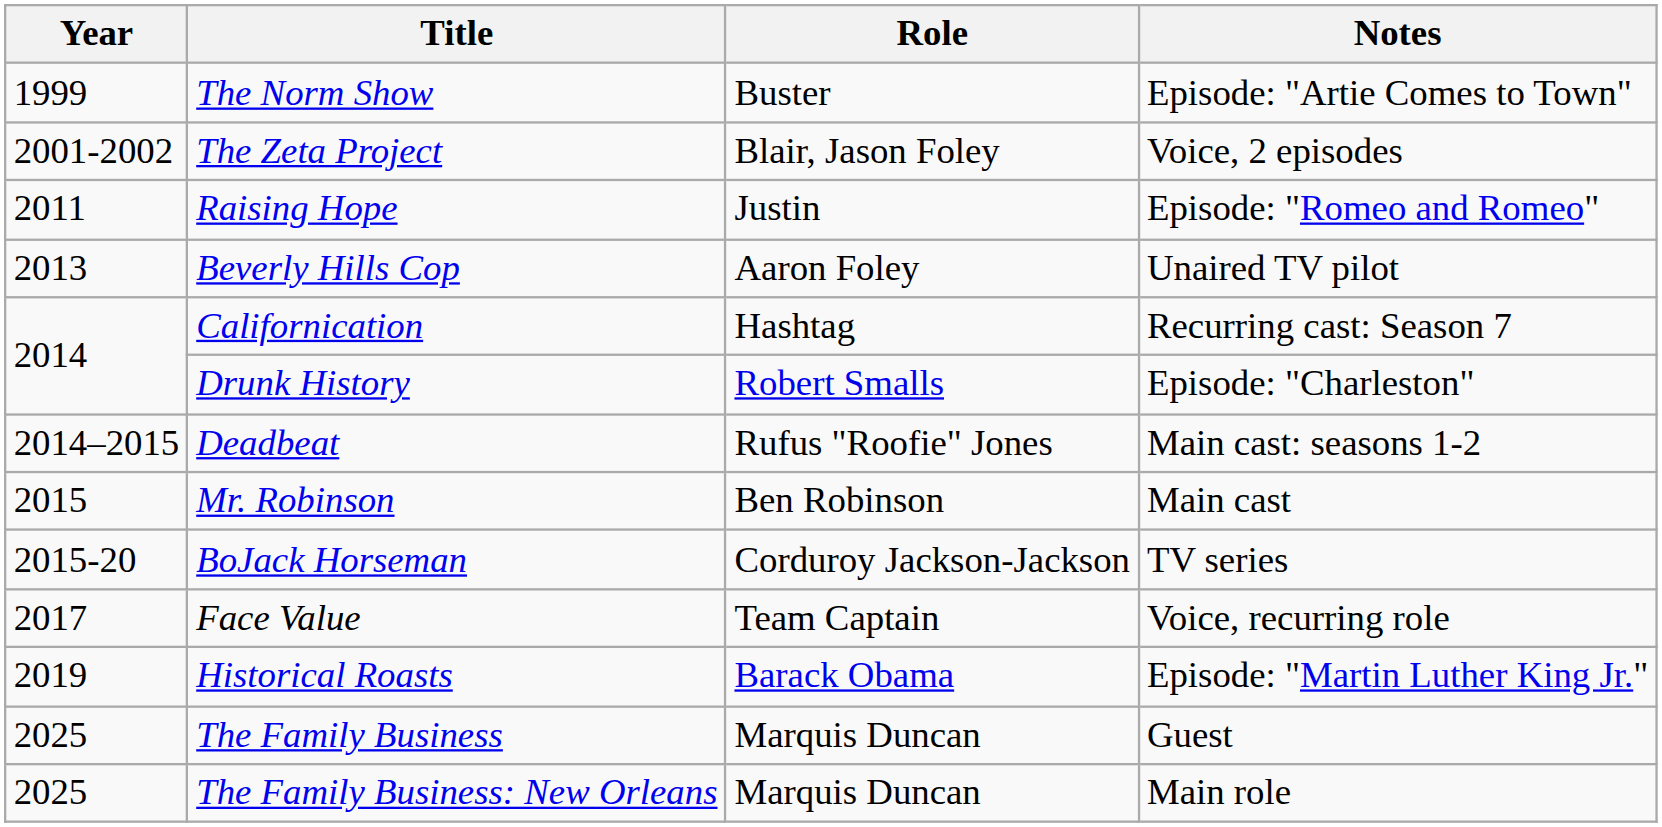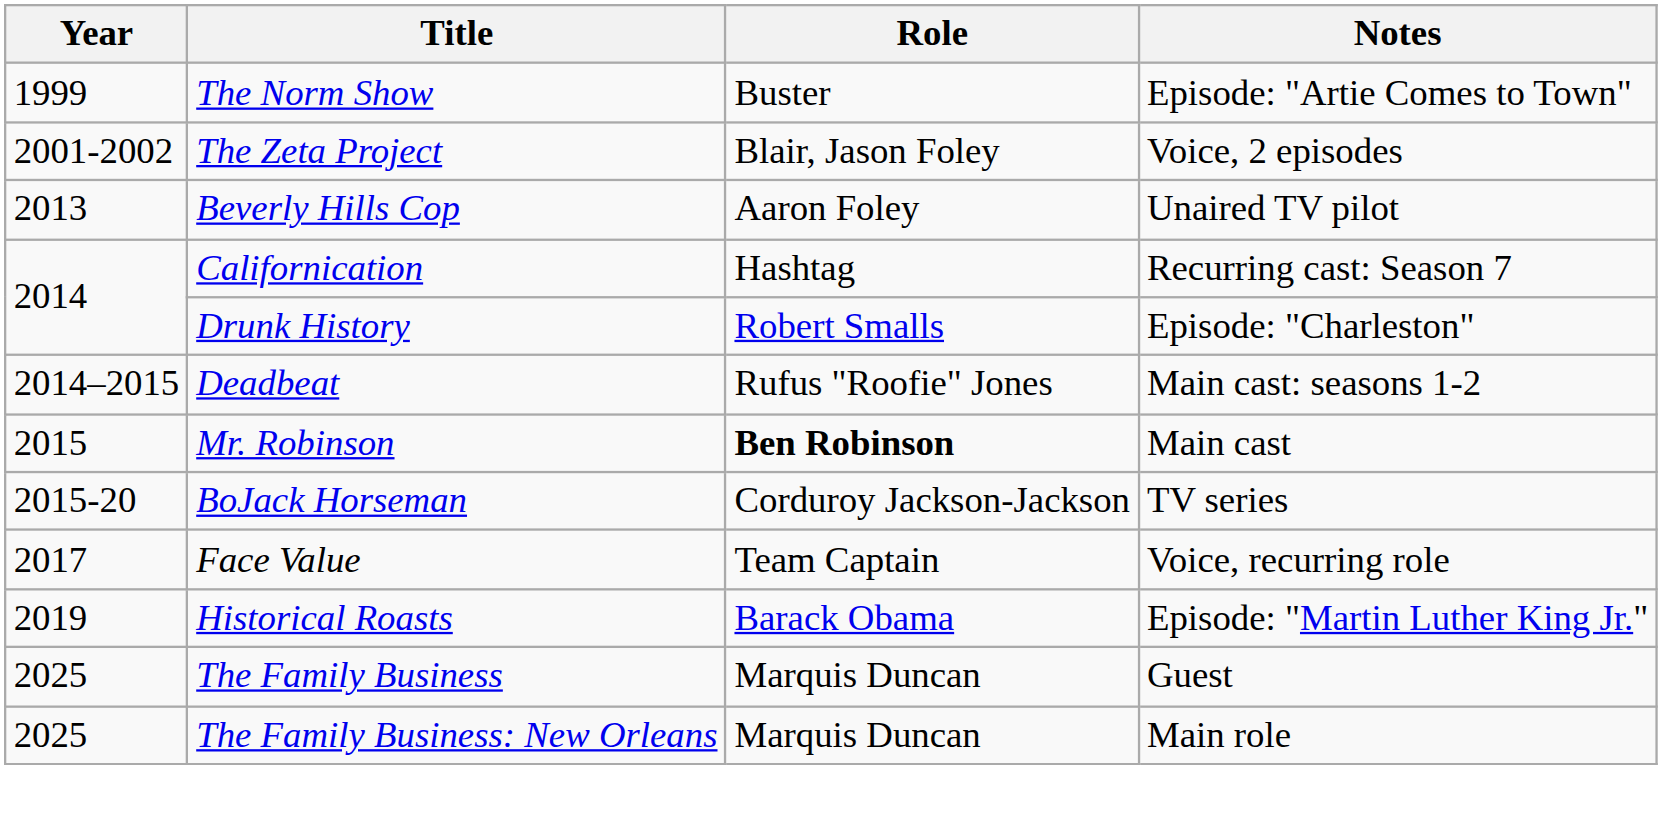- row: (297, 208)
(839, 500) normal -> (844, 442) bold
